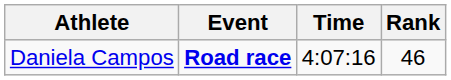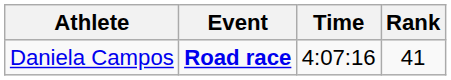(413, 58) 46 -> (413, 58) 41
